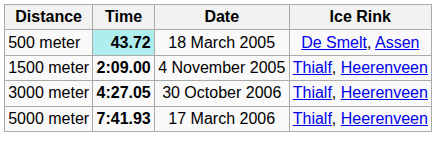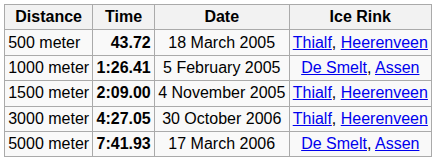(131, 42) paleturquoise background -> (131, 42) no background
(360, 42) De Smelt, Assen -> (360, 42) Thialf, Heerenveen
+ row: (49, 67)
(360, 118) Thialf, Heerenveen -> (360, 144) De Smelt, Assen
